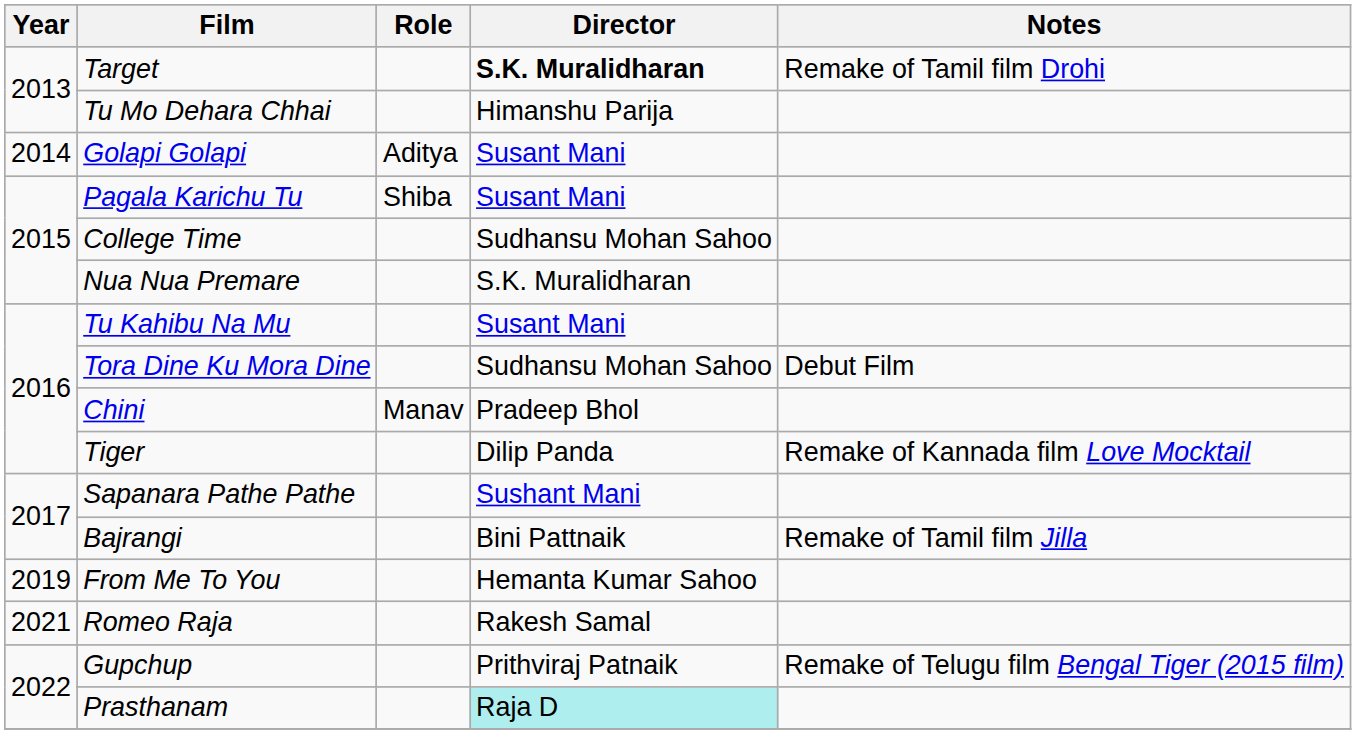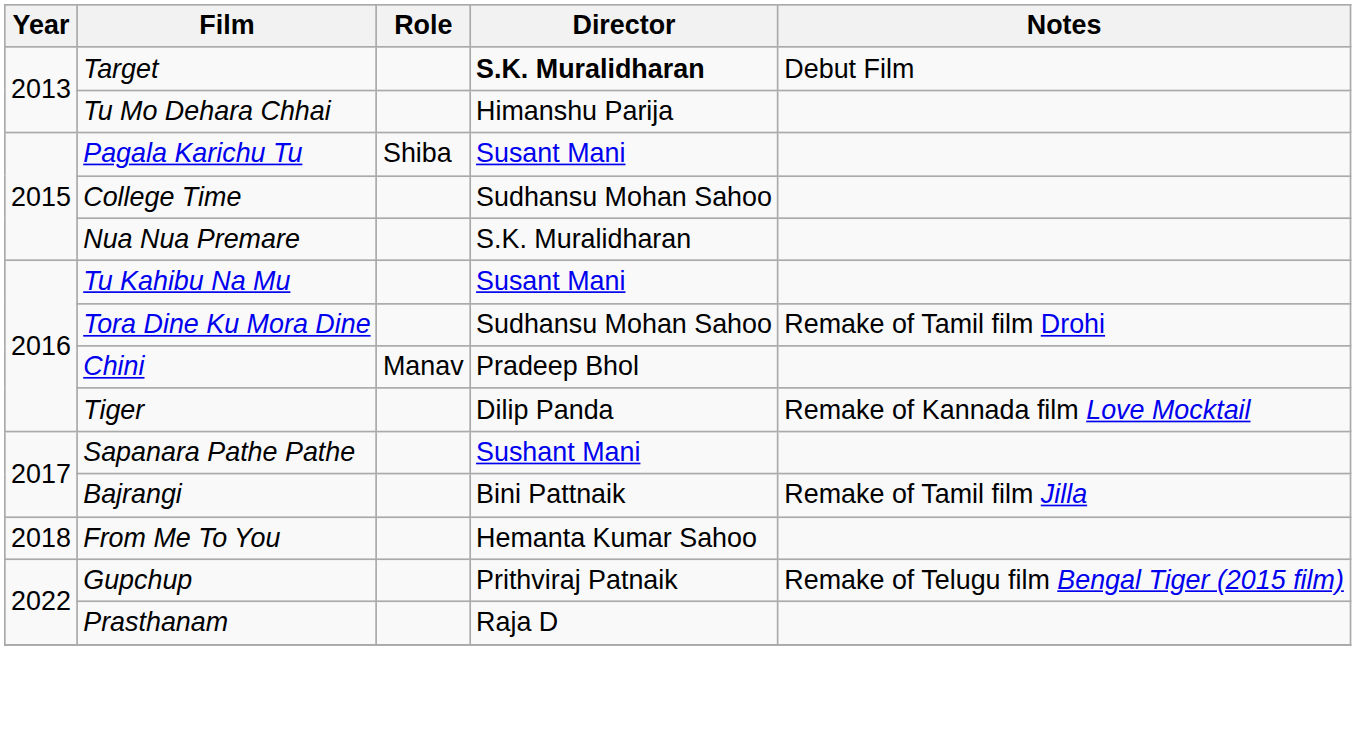(945, 68) Remake of Tamil film Drohi -> (849, 68) Debut Film
- row: (165, 153)
(849, 366) Debut Film -> (945, 324) Remake of Tamil film Drohi
(41, 580) 2019 -> (41, 537) 2018
- row: (158, 622)
(517, 707) paleturquoise background -> (517, 622) no background
